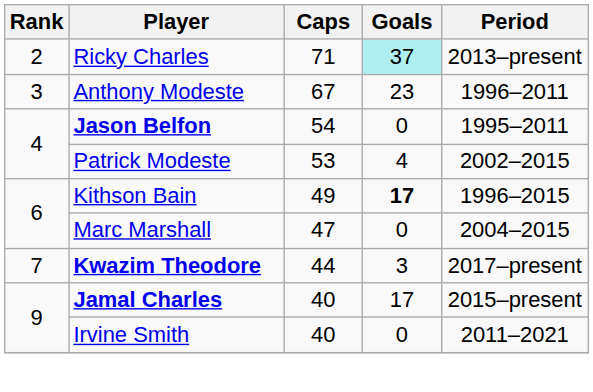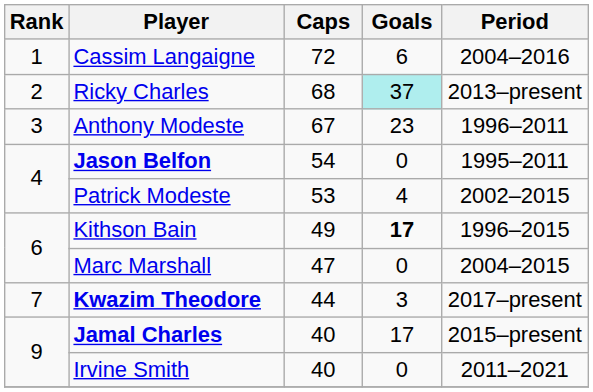+ row: (164, 56)
(323, 56) 71 -> (323, 91) 68
